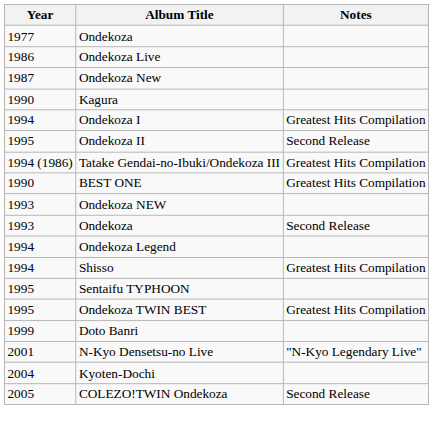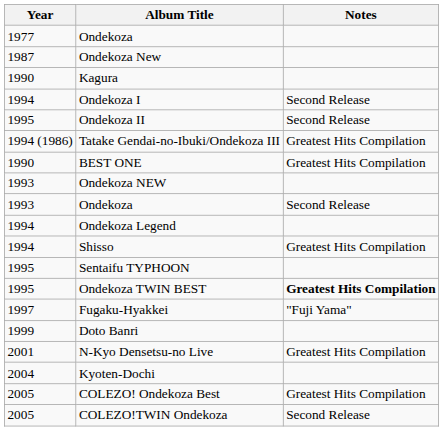- row: (21, 57)
(356, 120) Greatest Hits Compilation -> (328, 99) Second Release
(356, 309) normal -> (361, 288) bold
+ row: (21, 309)
(354, 352) "N-Kyo Legendary Live" -> (356, 352) Greatest Hits Compilation
+ row: (21, 394)
